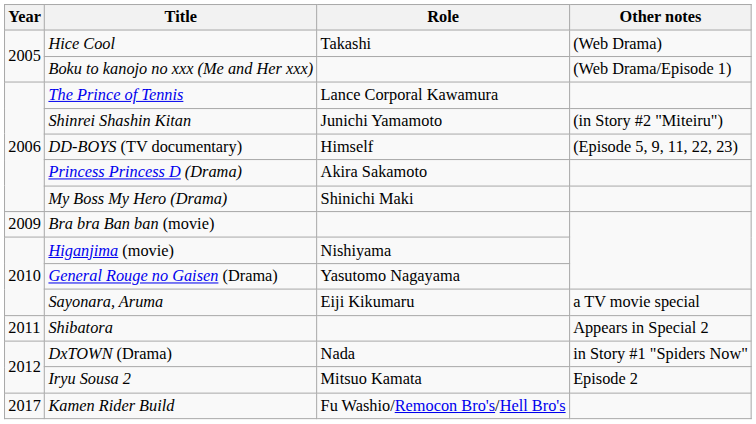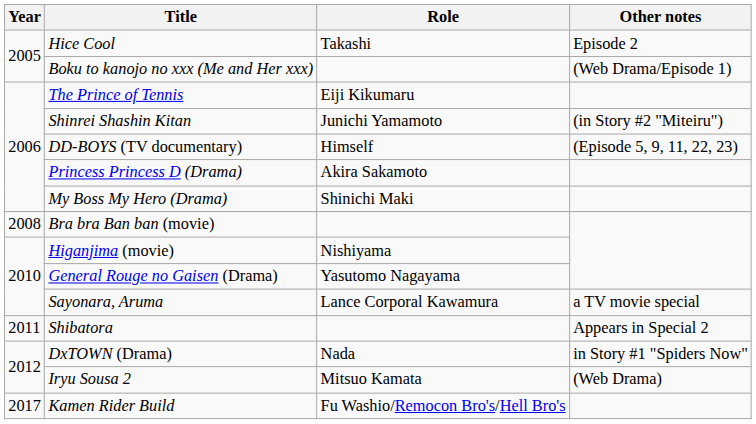(618, 43) (Web Drama) -> (606, 43) Episode 2
(409, 95) Lance Corporal Kawamura -> (368, 95) Eiji Kikumaru
(25, 224) 2009 -> (25, 224) 2008
(368, 302) Eiji Kikumaru -> (409, 302) Lance Corporal Kawamura
(606, 379) Episode 2 -> (618, 379) (Web Drama)
